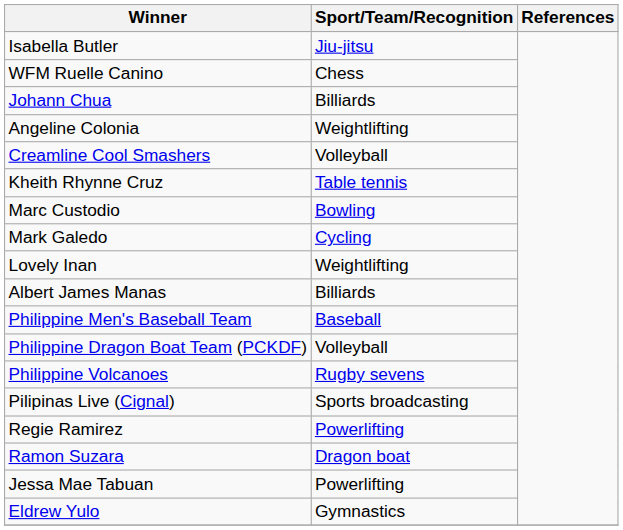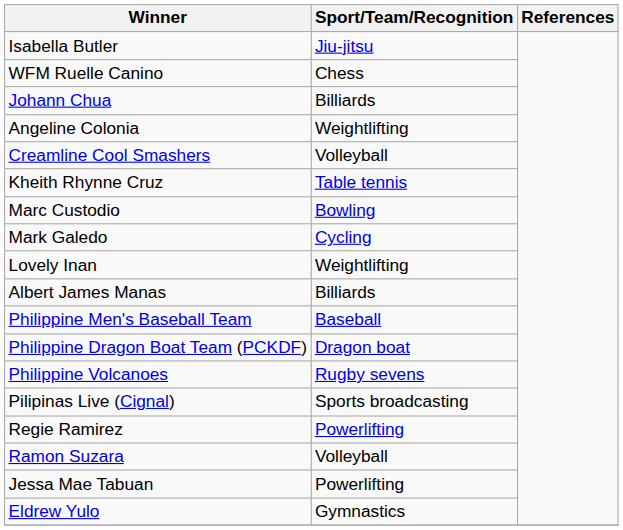(351, 347) Volleyball -> (362, 347) Dragon boat
(362, 456) Dragon boat -> (351, 456) Volleyball
